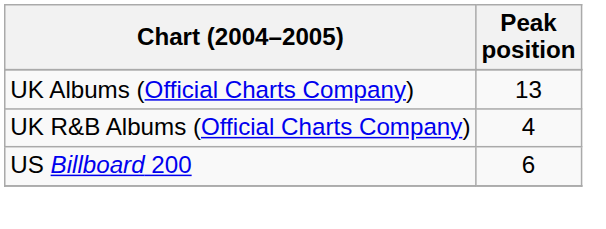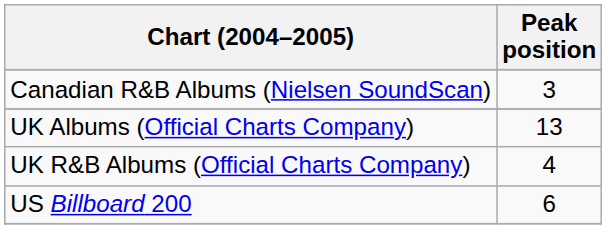+ row: (251, 89)
